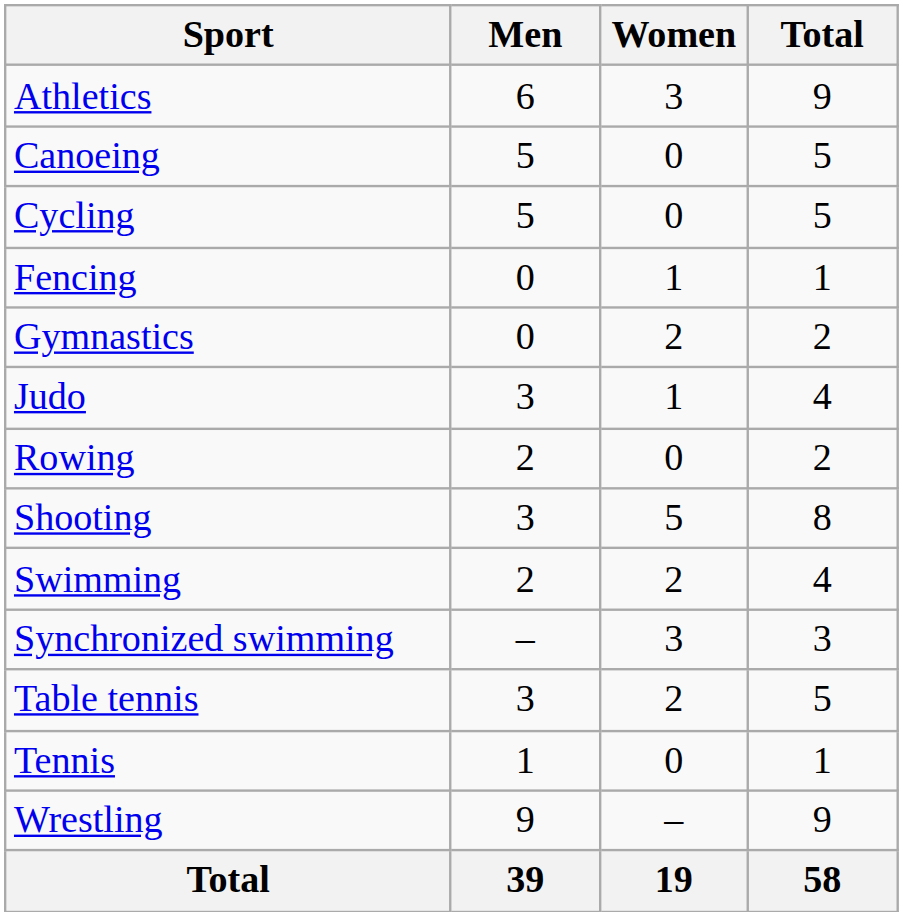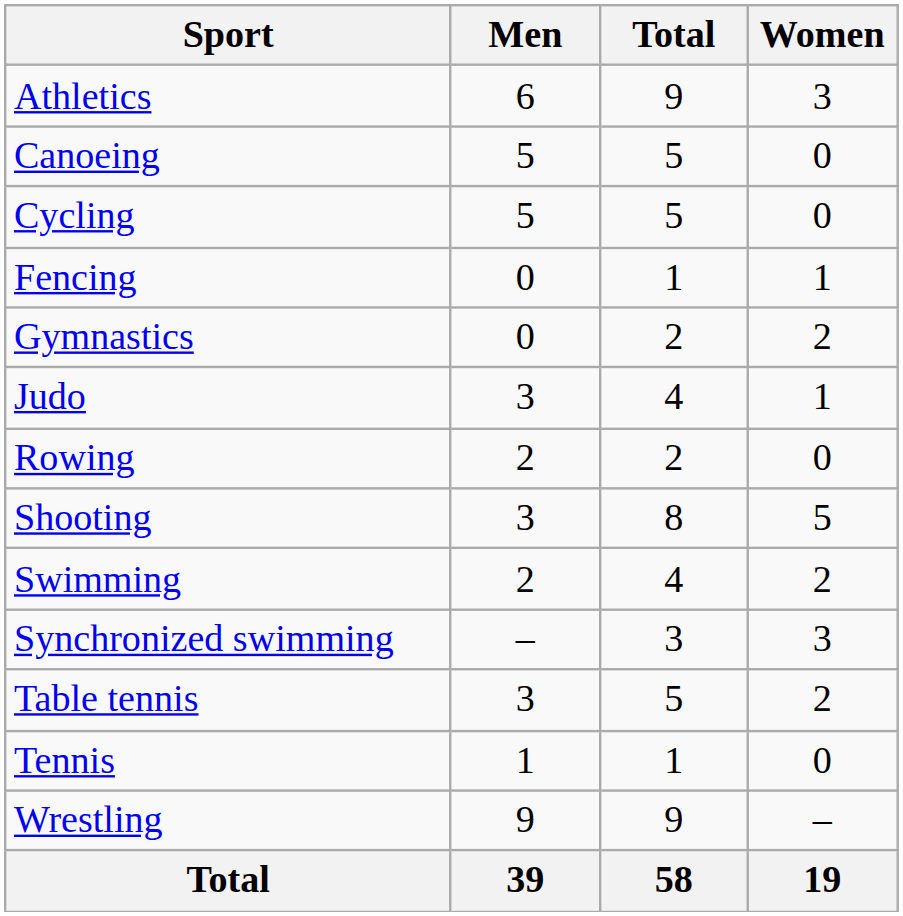columns swapped: (674, 34) <-> (822, 34)
